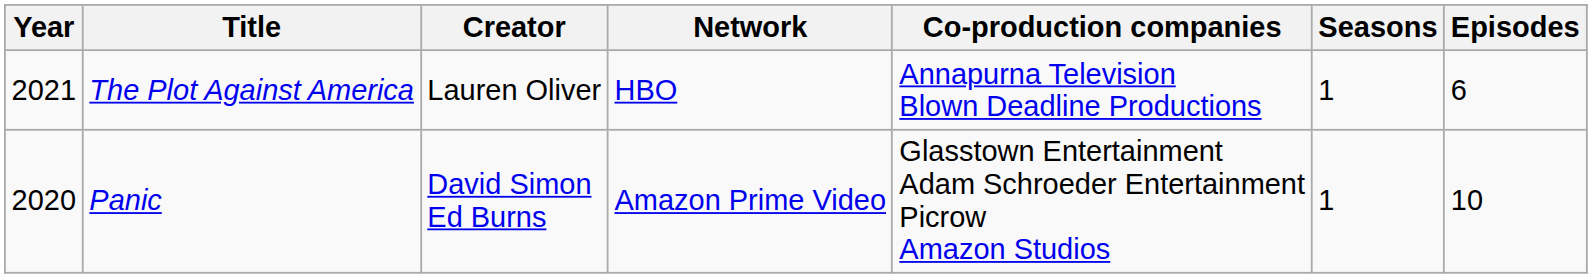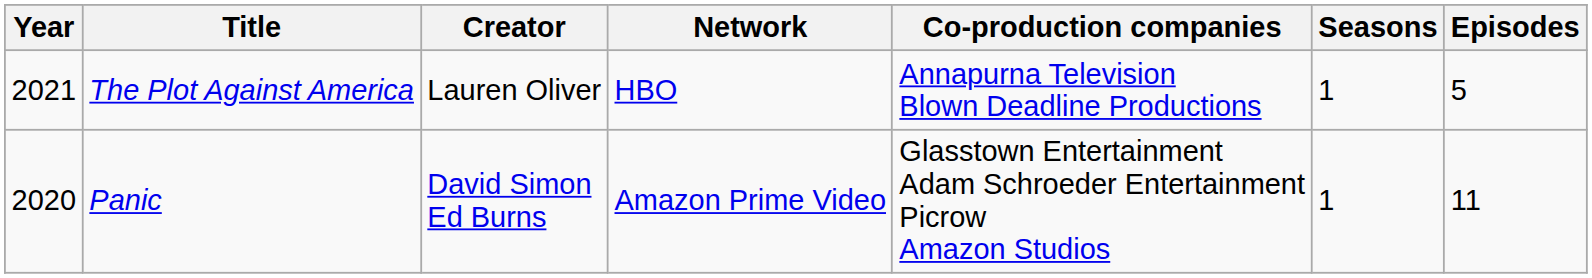(1459, 89) 6 -> (1459, 89) 5
(1467, 200) 10 -> (1466, 200) 11
